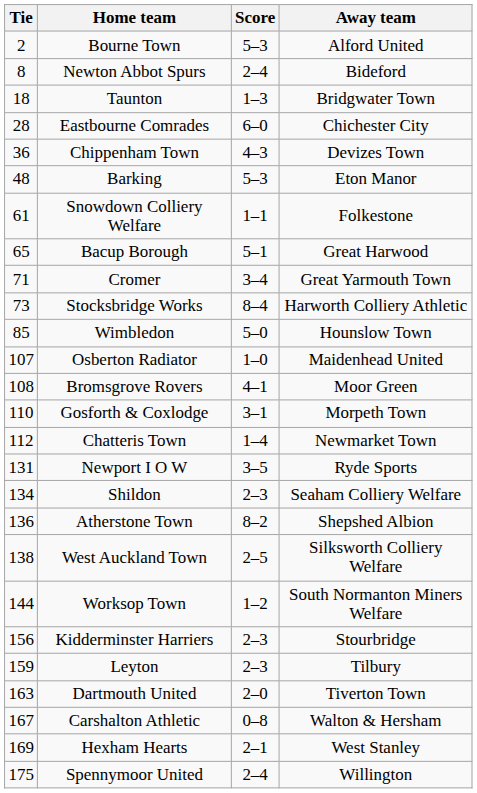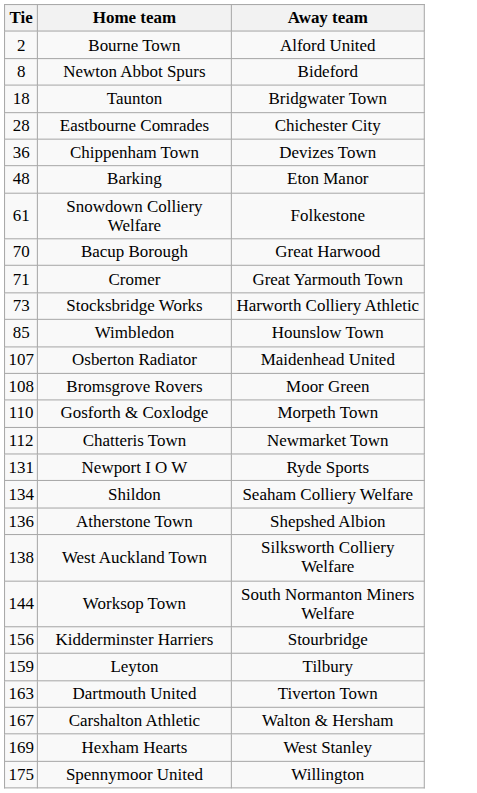- column: (255, 17)
(21, 252) 65 -> (21, 252) 70
